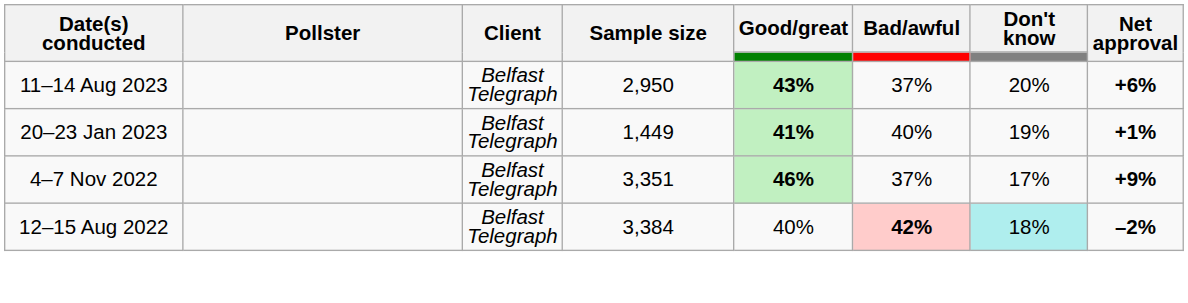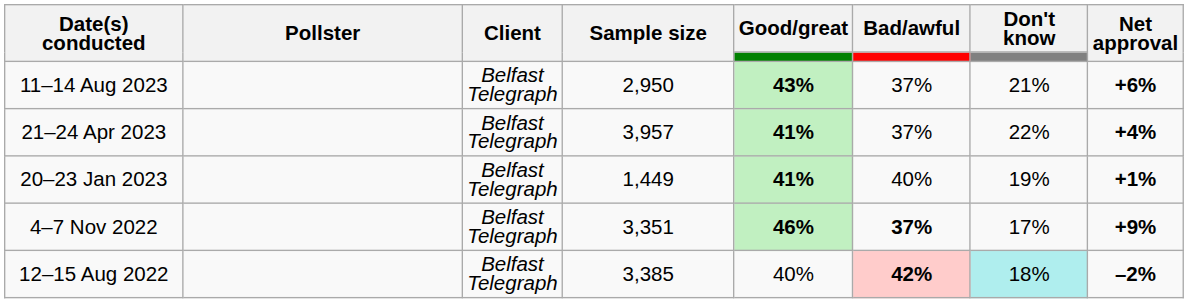(1029, 85) 20% -> (1029, 85) 21%
+ row: (94, 132)
(912, 179) normal -> (912, 227) bold
(648, 227) 3,384 -> (648, 274) 3,385
